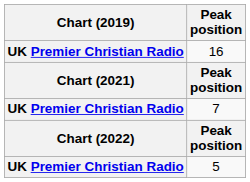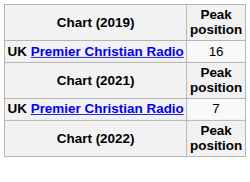- row: (216, 167)
